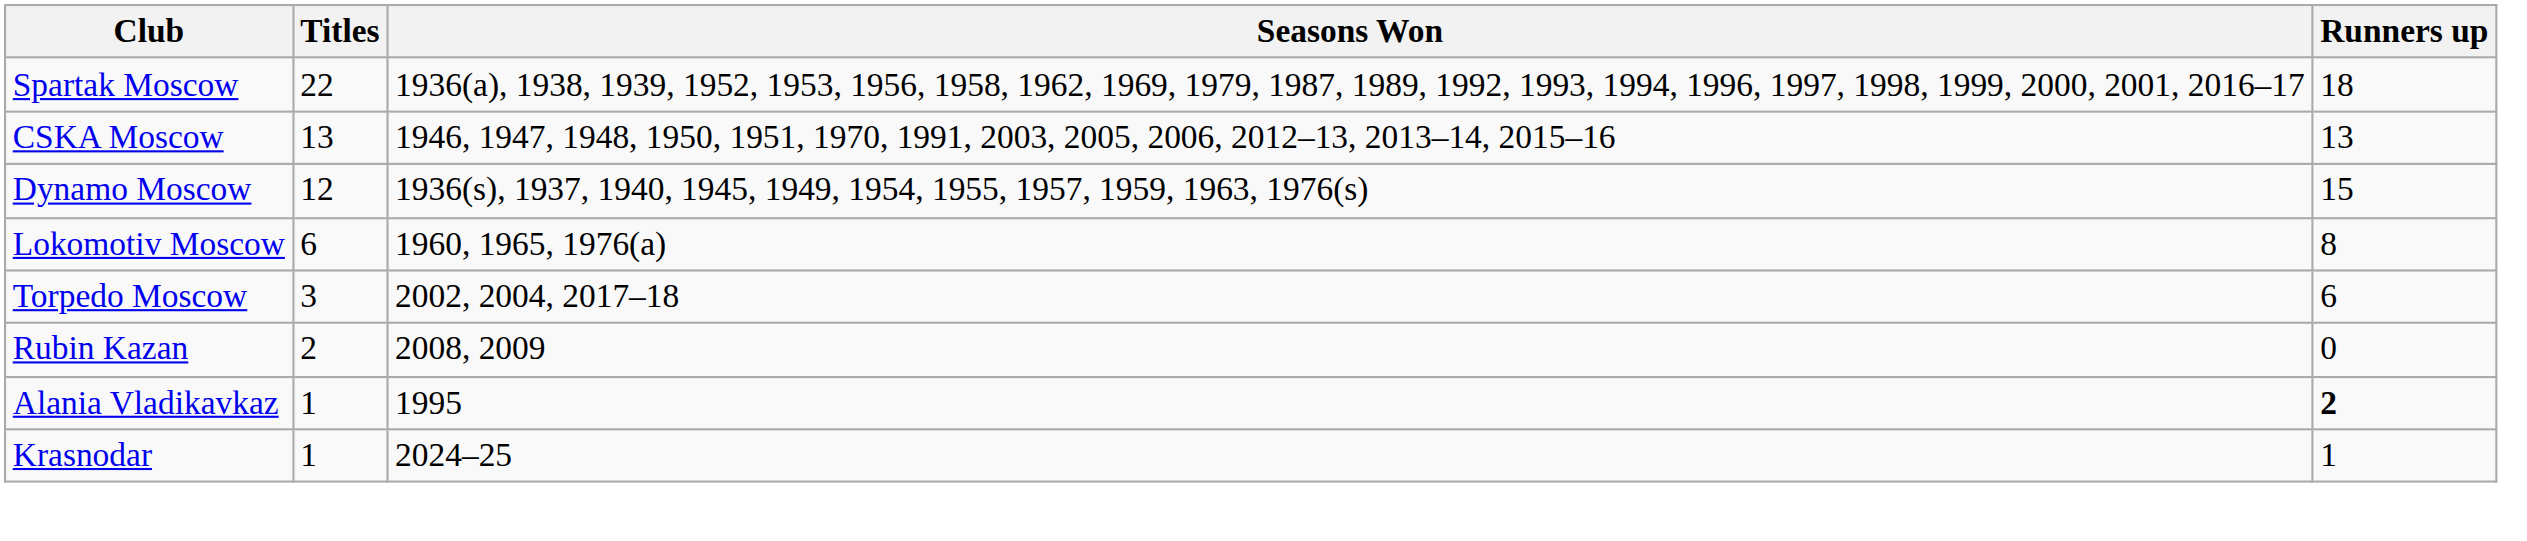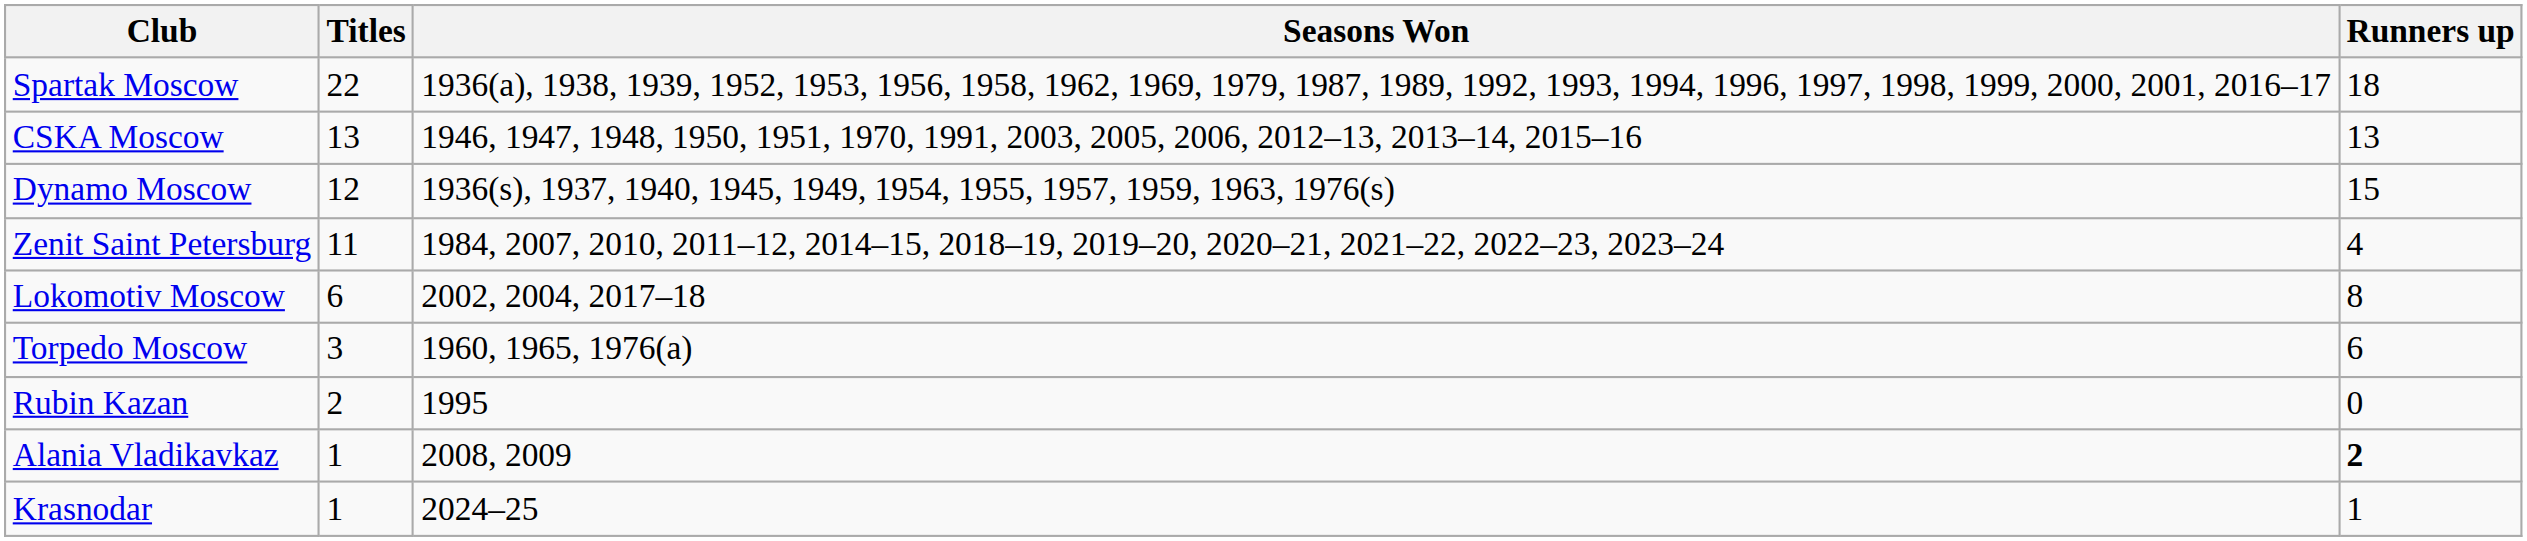+ row: (162, 243)
(531, 243) 1960, 1965, 1976(a) -> (563, 296) 2002, 2004, 2017–18
(537, 296) 2002, 2004, 2017–18 -> (557, 349) 1960, 1965, 1976(a)
(470, 349) 2008, 2009 -> (455, 402) 1995
(428, 402) 1995 -> (497, 455) 2008, 2009
